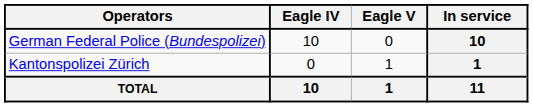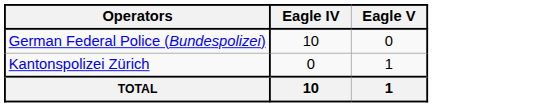- column: (477, 17)
